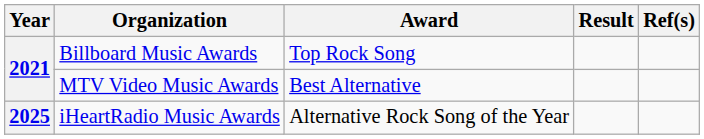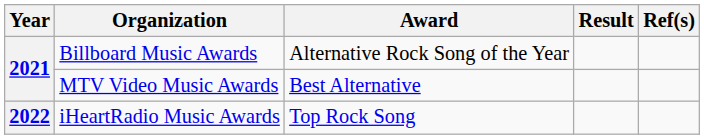(352, 52) Top Rock Song -> (429, 52) Alternative Rock Song of the Year
(30, 117) 2025 -> (30, 117) 2022
(429, 117) Alternative Rock Song of the Year -> (352, 117) Top Rock Song
